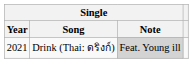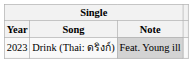(17, 48) 2021 -> (17, 48) 2023
